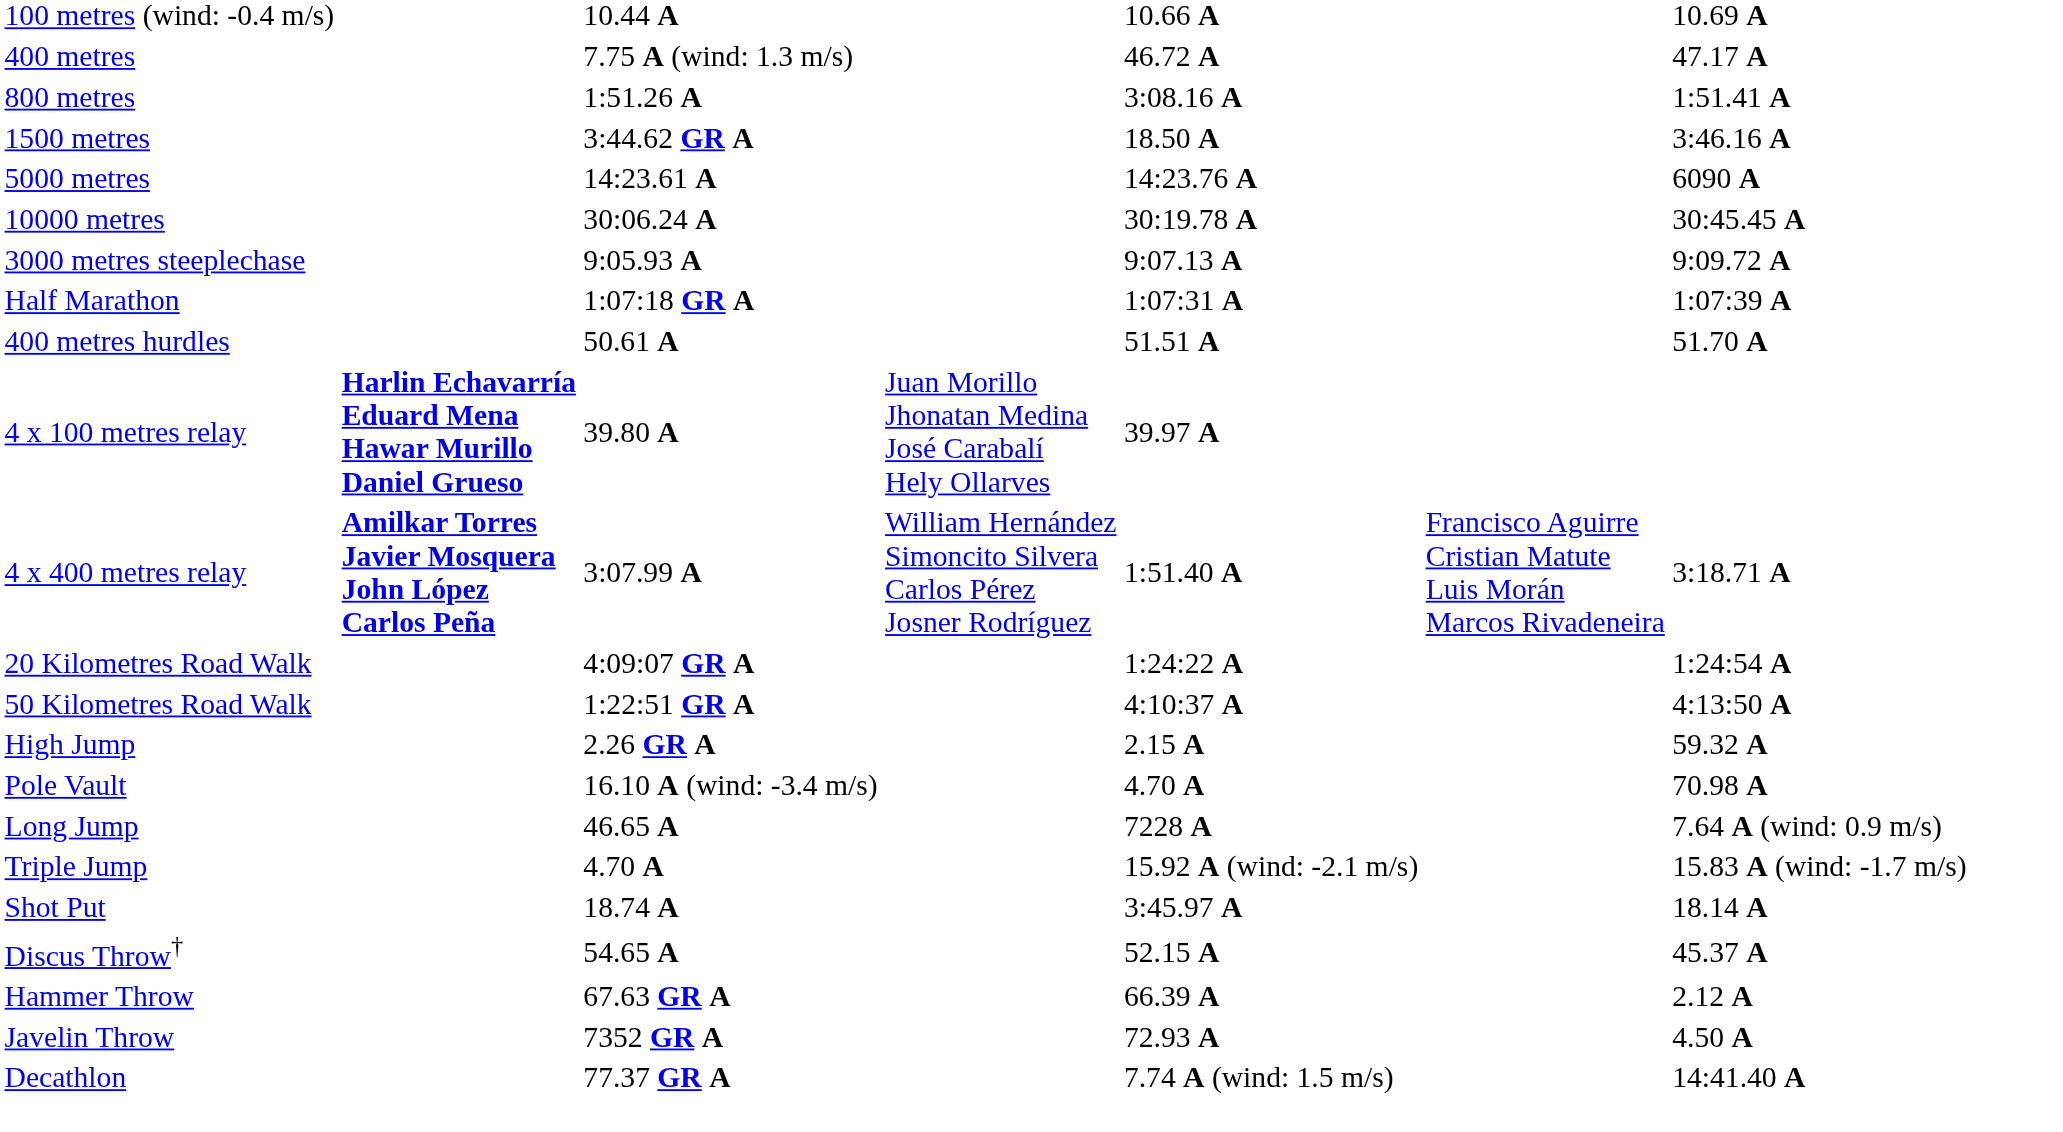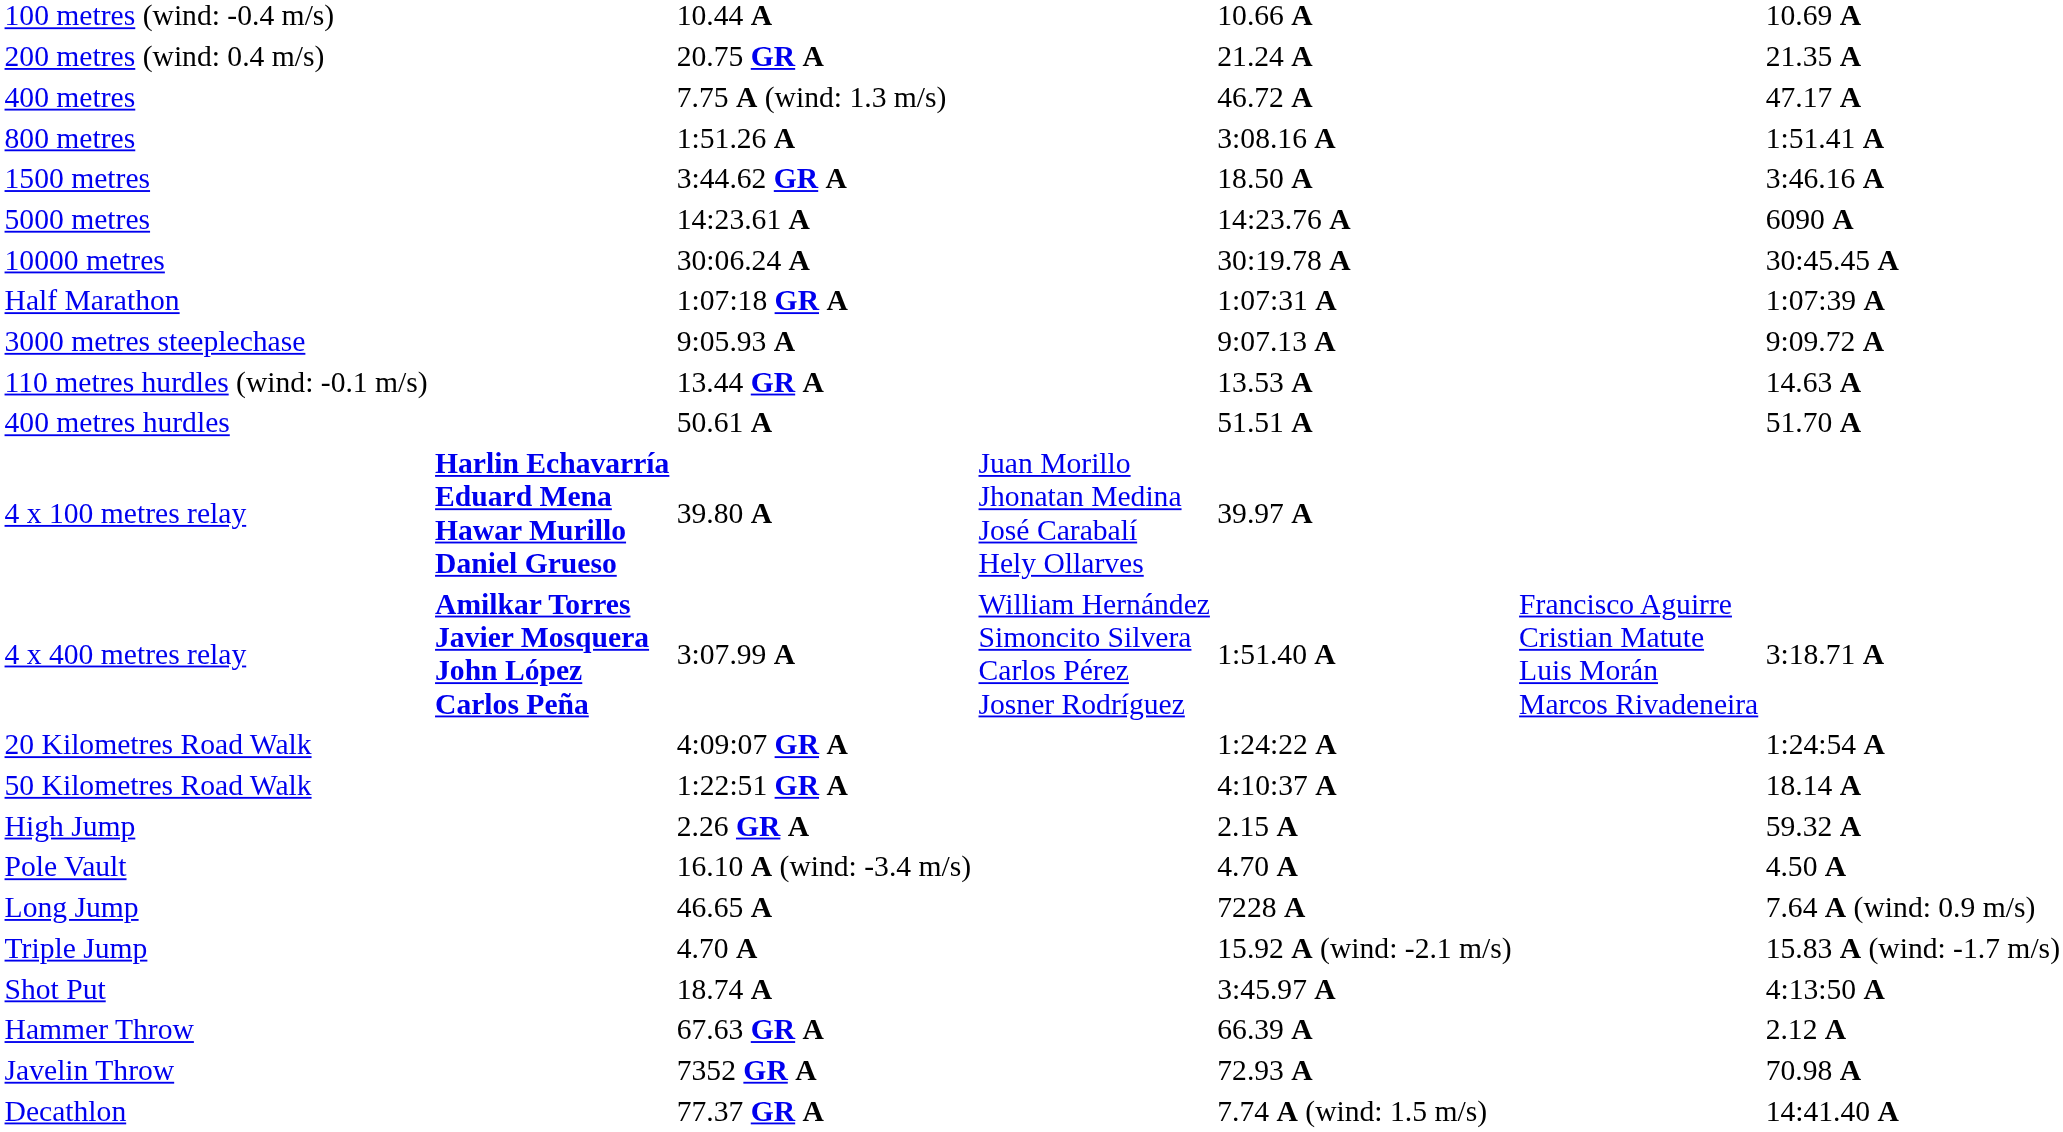+ row: (164, 56)
rows swapped: (92, 300) <-> (155, 259)
+ row: (216, 382)
(1732, 703) 4:13:50 A -> (1813, 785) 18.14 A
(1720, 785) 70.98 A -> (1806, 866) 4.50 A
(1720, 907) 18.14 A -> (1825, 988) 4:13:50 A
- row: (94, 952)
(1713, 1037) 4.50 A -> (1813, 1070) 70.98 A
